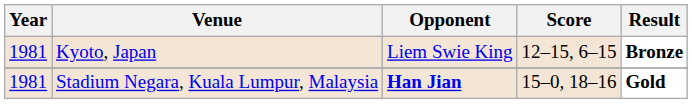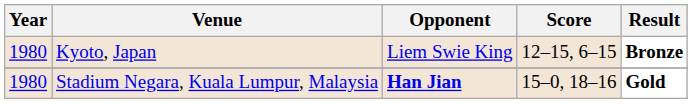(28, 51) 1981 -> (28, 51) 1980
(28, 83) 1981 -> (28, 83) 1980
